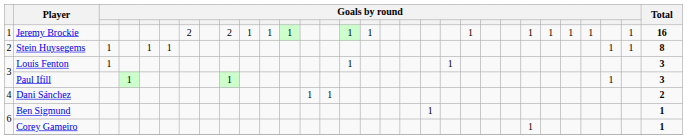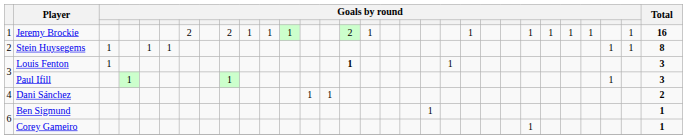(350, 32) 1 -> (350, 32) 2
(350, 64) normal -> (350, 64) bold
